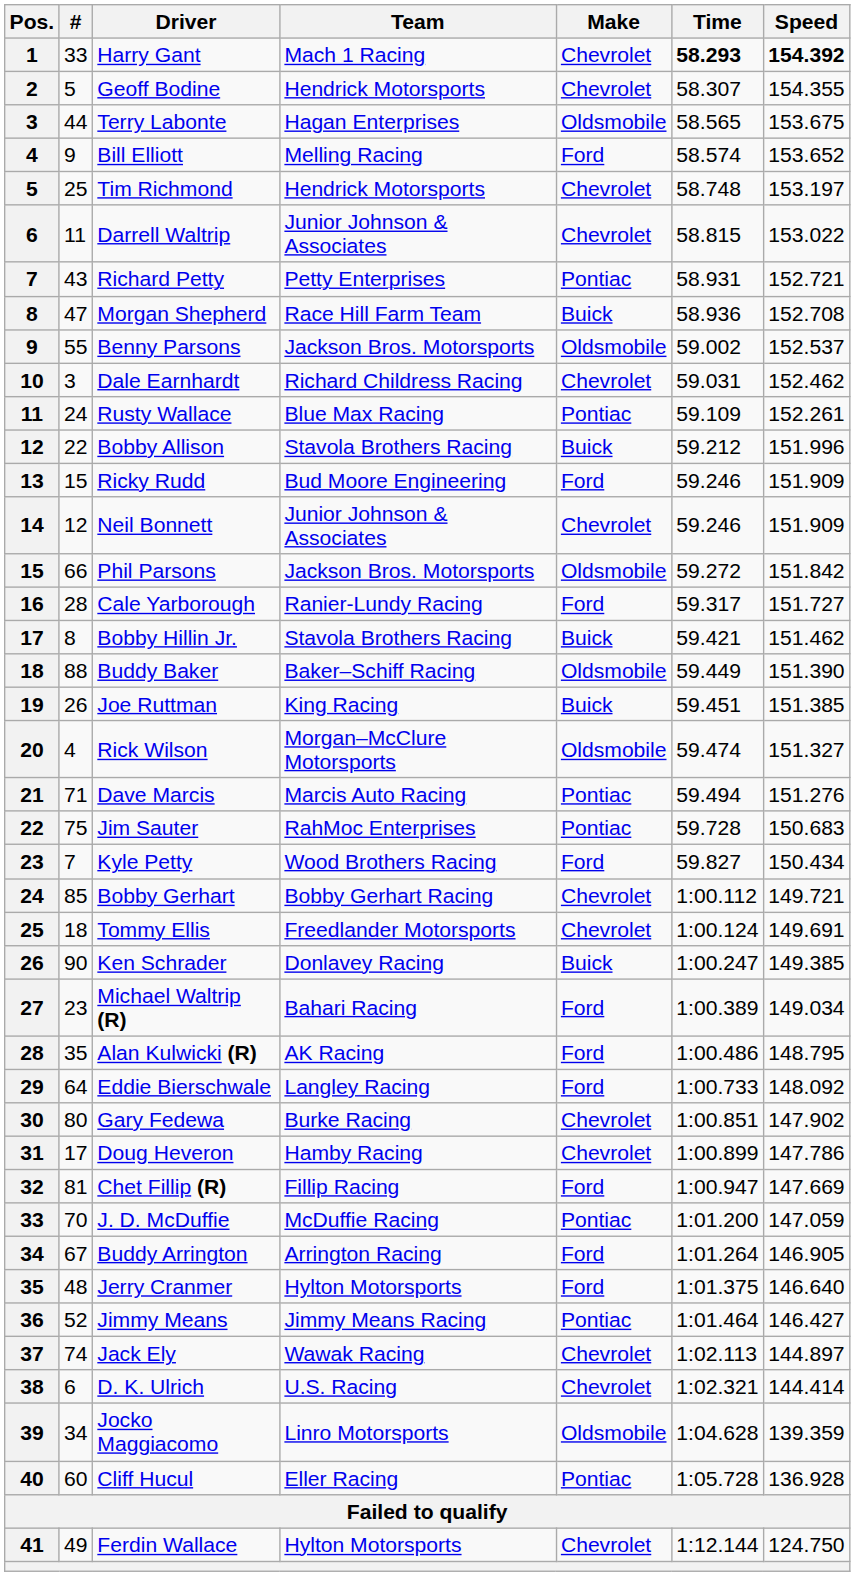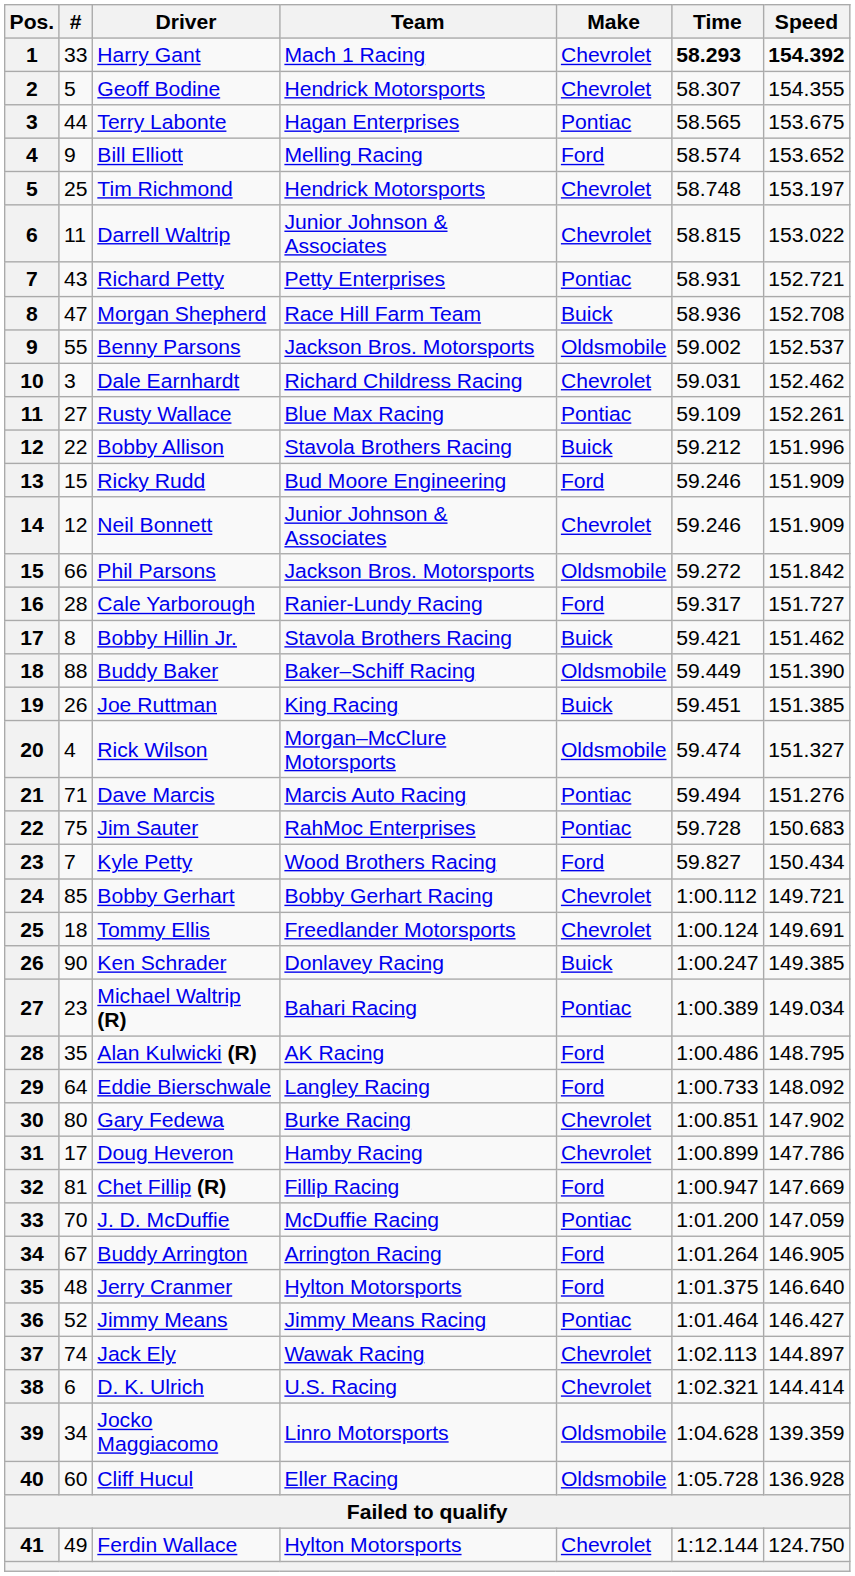(614, 122) Oldsmobile -> (596, 122) Pontiac
(76, 413) 24 -> (76, 413) 27
(583, 1007) Ford -> (596, 1007) Pontiac
(596, 1478) Pontiac -> (614, 1478) Oldsmobile
